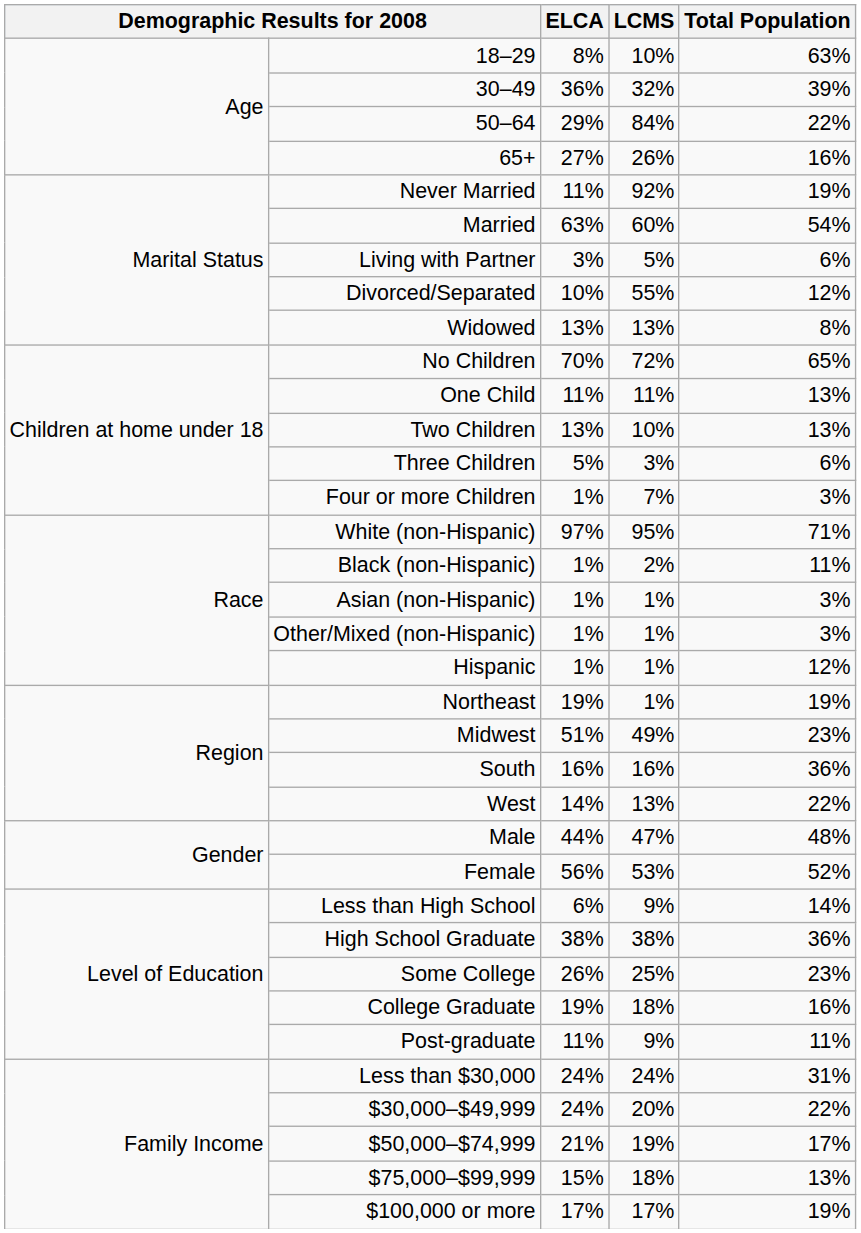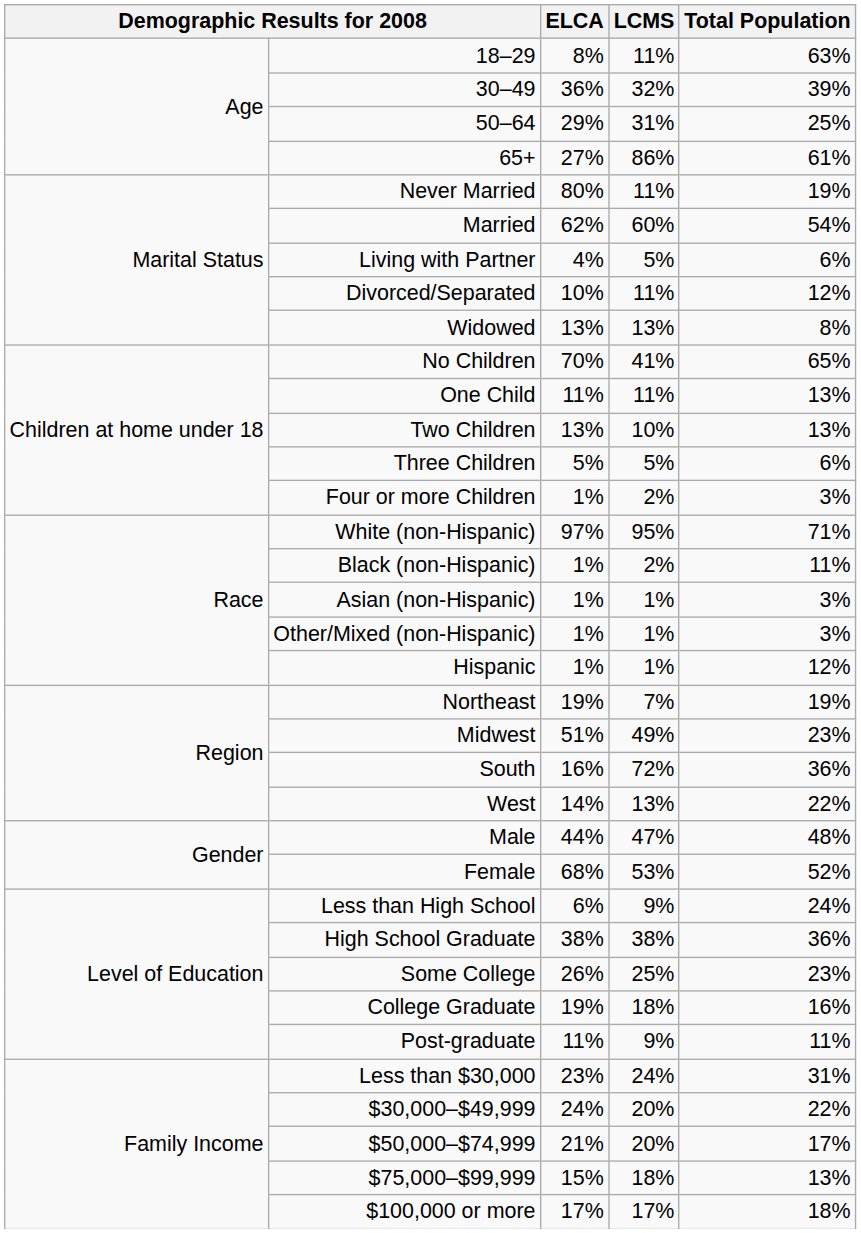(653, 55) 10% -> (654, 55) 11%
(653, 123) 84% -> (653, 123) 31%
(829, 123) 22% -> (829, 123) 25%
(653, 157) 26% -> (653, 157) 86%
(829, 157) 16% -> (829, 157) 61%
(583, 191) 11% -> (582, 191) 80%
(653, 191) 92% -> (654, 191) 11%
(582, 225) 63% -> (582, 225) 62%
(588, 259) 3% -> (588, 259) 4%
(653, 293) 55% -> (654, 293) 11%
(653, 361) 72% -> (653, 361) 41%
(659, 463) 3% -> (659, 463) 5%
(659, 497) 7% -> (659, 497) 2%
(659, 701) 1% -> (659, 701) 7%
(653, 769) 16% -> (653, 769) 72%
(582, 871) 56% -> (582, 871) 68%
(829, 905) 14% -> (829, 905) 24%
(582, 1075) 24% -> (582, 1075) 23%
(653, 1143) 19% -> (653, 1143) 20%
(829, 1211) 19% -> (829, 1211) 18%
